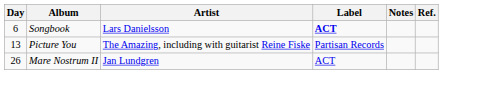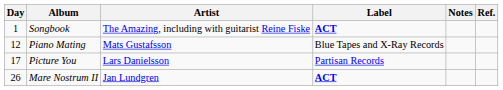(15, 28) 6 -> (15, 28) 1
(136, 28) Lars Danielsson -> (206, 28) The Amazing, including with guitarist Reine Fiske
+ row: (57, 45)
(15, 45) 13 -> (15, 61) 17
(206, 45) The Amazing, including with guitarist Reine Fiske -> (136, 61) Lars Danielsson
(325, 61) normal -> (326, 77) bold
